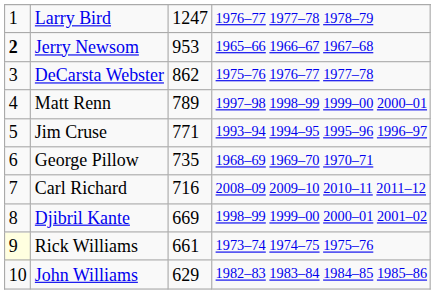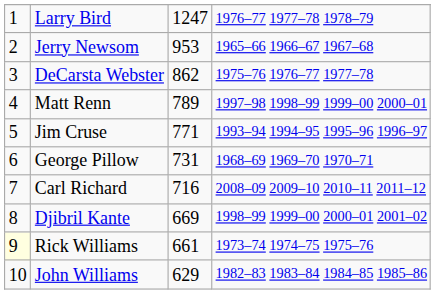(13, 47) bold -> (13, 47) normal
(186, 160) 735 -> (186, 160) 731
